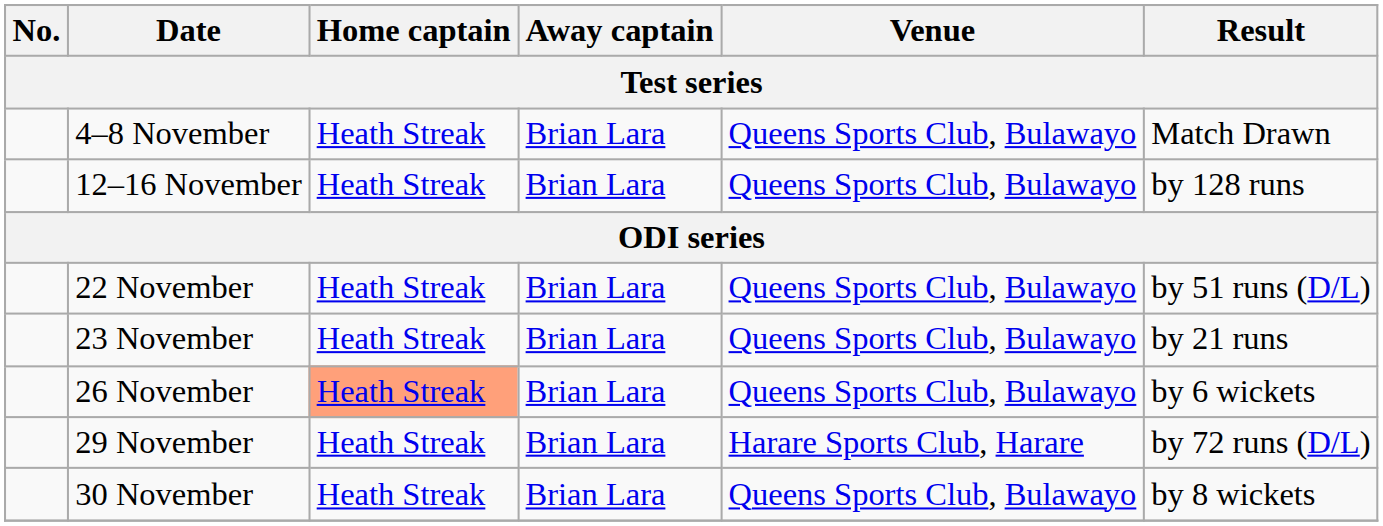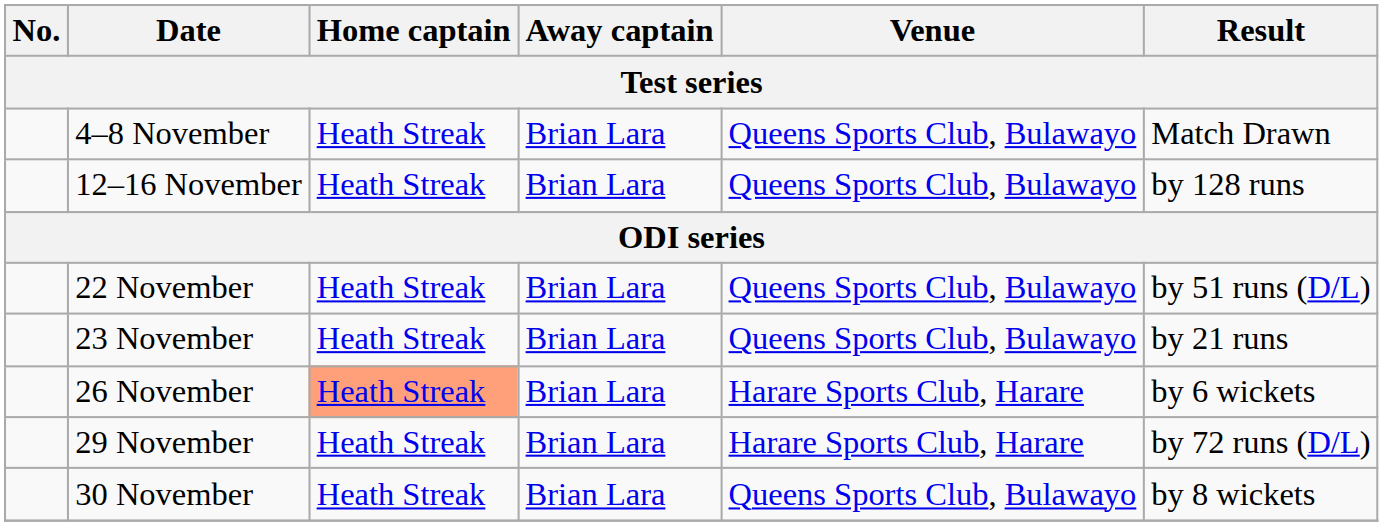(932, 390) Queens Sports Club, Bulawayo -> (906, 390) Harare Sports Club, Harare
